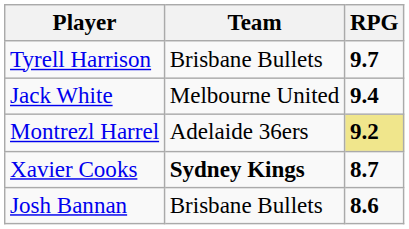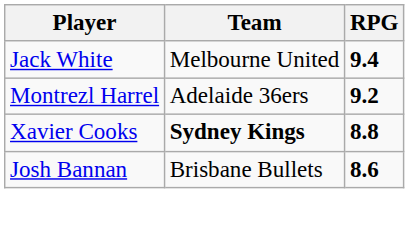- row: (81, 59)
(364, 132) khaki background -> (364, 95) no background
(364, 168) 8.7 -> (364, 132) 8.8
